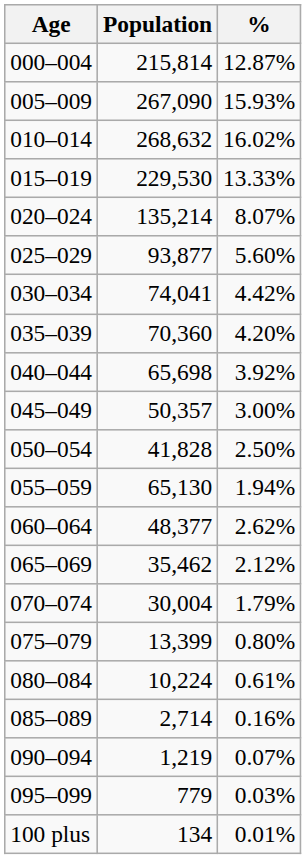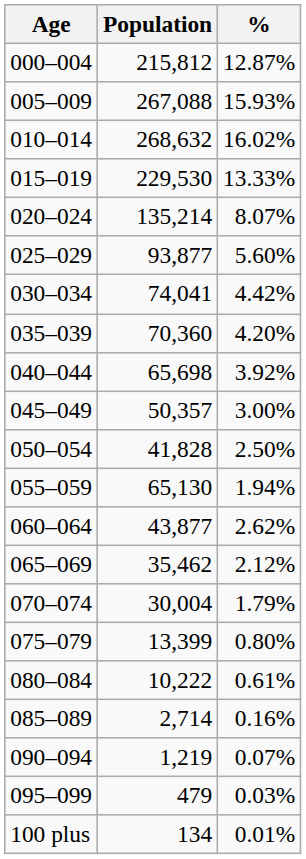(174, 62) 215,814 -> (174, 62) 215,812
(174, 101) 267,090 -> (174, 101) 267,088
(180, 525) 48,377 -> (180, 525) 43,877
(180, 680) 10,224 -> (180, 680) 10,222
(195, 795) 779 -> (195, 795) 479
